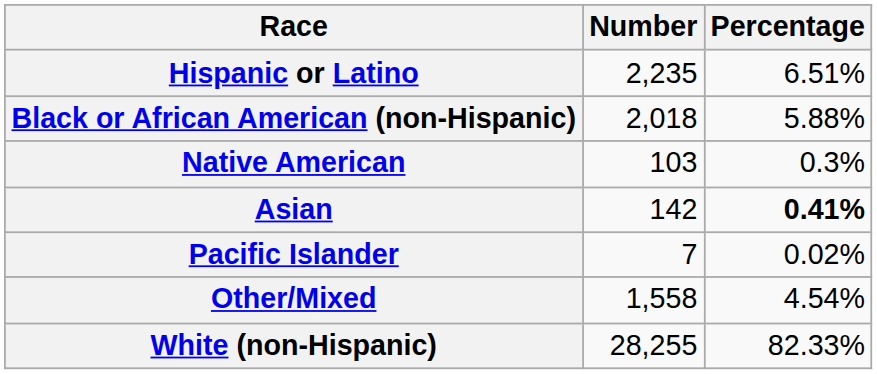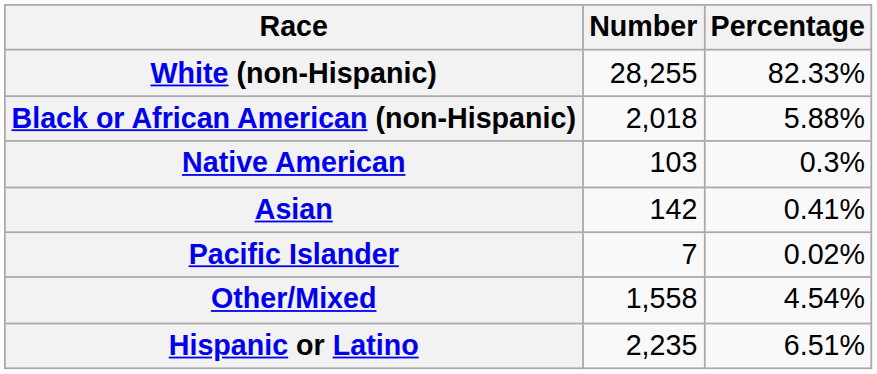rows swapped: (294, 345) <-> (294, 72)
(824, 208) bold -> (824, 208) normal
